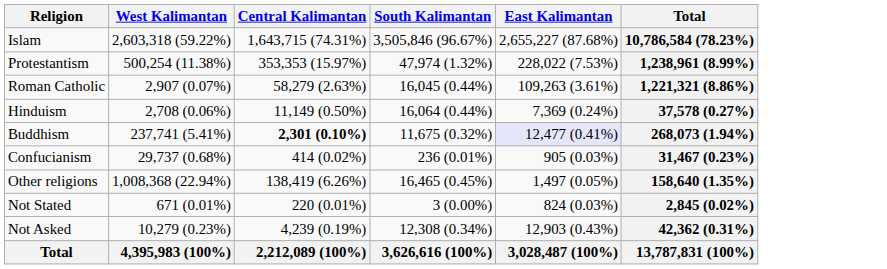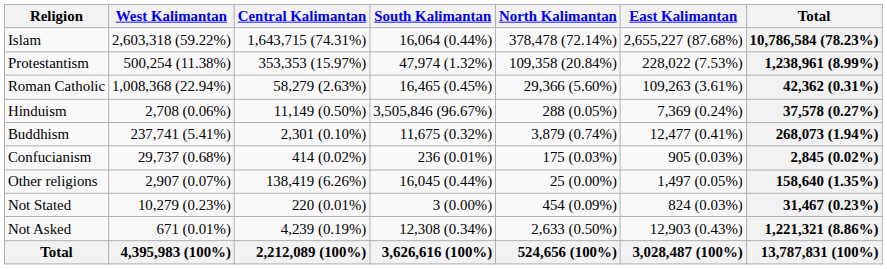+ column: (558, 16)
(433, 39) 3,505,846 (96.67%) -> (446, 39) 16,064 (0.44%)
(188, 87) 2,907 (0.07%) -> (171, 87) 1,008,368 (22.94%)
(446, 87) 16,045 (0.44%) -> (446, 87) 16,465 (0.45%)
(697, 87) 1,221,321 (8.86%) -> (831, 87) 42,362 (0.31%)
(446, 110) 16,064 (0.44%) -> (433, 110) 3,505,846 (96.67%)
(322, 134) bold -> (324, 134) normal
(572, 134) lavender background -> (696, 134) no background
(706, 157) 31,467 (0.23%) -> (835, 157) 2,845 (0.02%)
(171, 181) 1,008,368 (22.94%) -> (188, 181) 2,907 (0.07%)
(446, 181) 16,465 (0.45%) -> (446, 181) 16,045 (0.44%)
(194, 205) 671 (0.01%) -> (184, 205) 10,279 (0.23%)
(710, 205) 2,845 (0.02%) -> (831, 205) 31,467 (0.23%)
(184, 228) 10,279 (0.23%) -> (194, 228) 671 (0.01%)
(706, 228) 42,362 (0.31%) -> (822, 228) 1,221,321 (8.86%)
